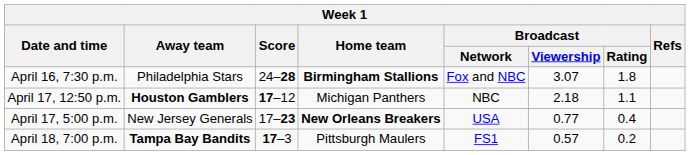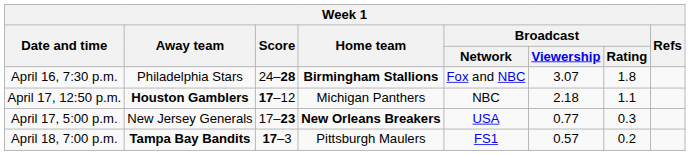(627, 118) 0.4 -> (627, 118) 0.3
